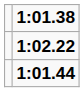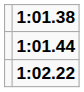rows swapped: (46, 73) <-> (46, 45)
